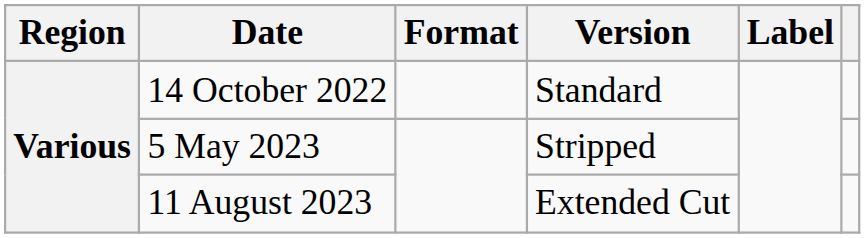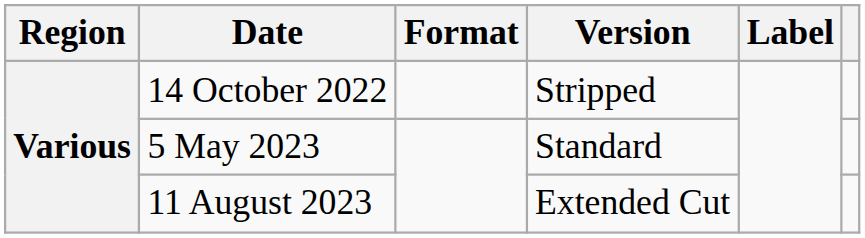(598, 89) Standard -> (596, 89) Stripped
(596, 145) Stripped -> (598, 145) Standard
